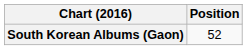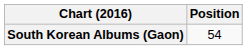(215, 34) 52 -> (215, 34) 54
